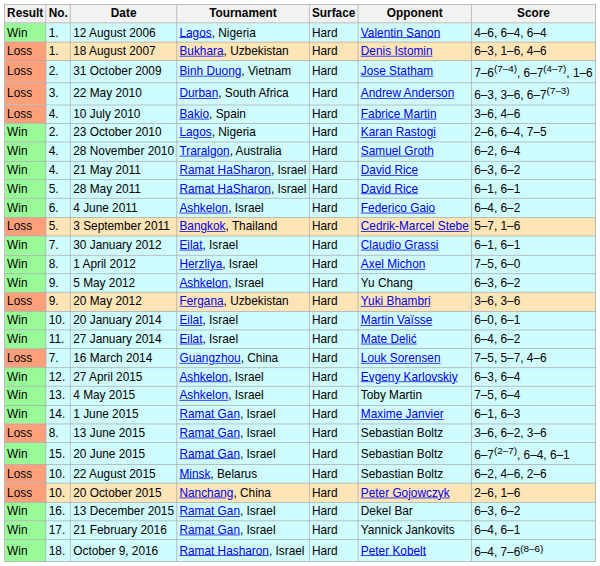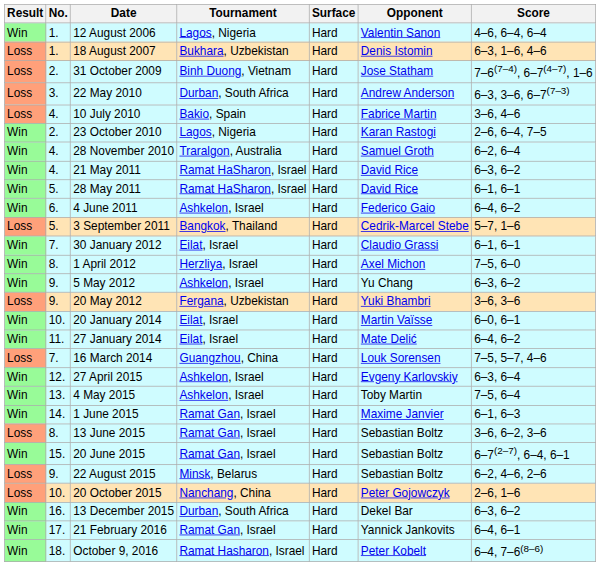(57, 474) 10. -> (54, 474) 9.
(227, 511) Ramat Gan, Israel -> (234, 511) Durban, South Africa
